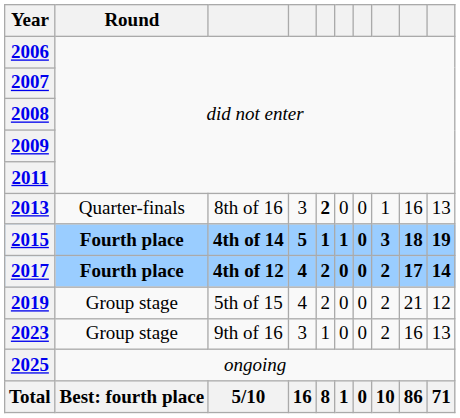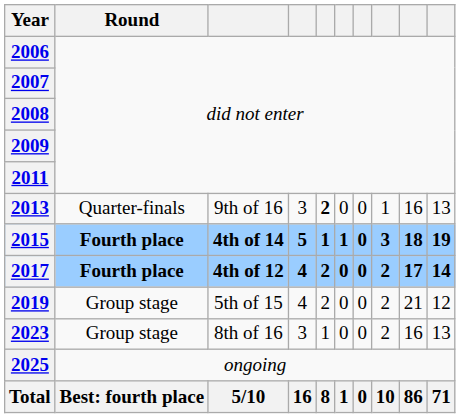(248, 208) 8th of 16 -> (248, 208) 9th of 16
(248, 334) 9th of 16 -> (248, 334) 8th of 16
